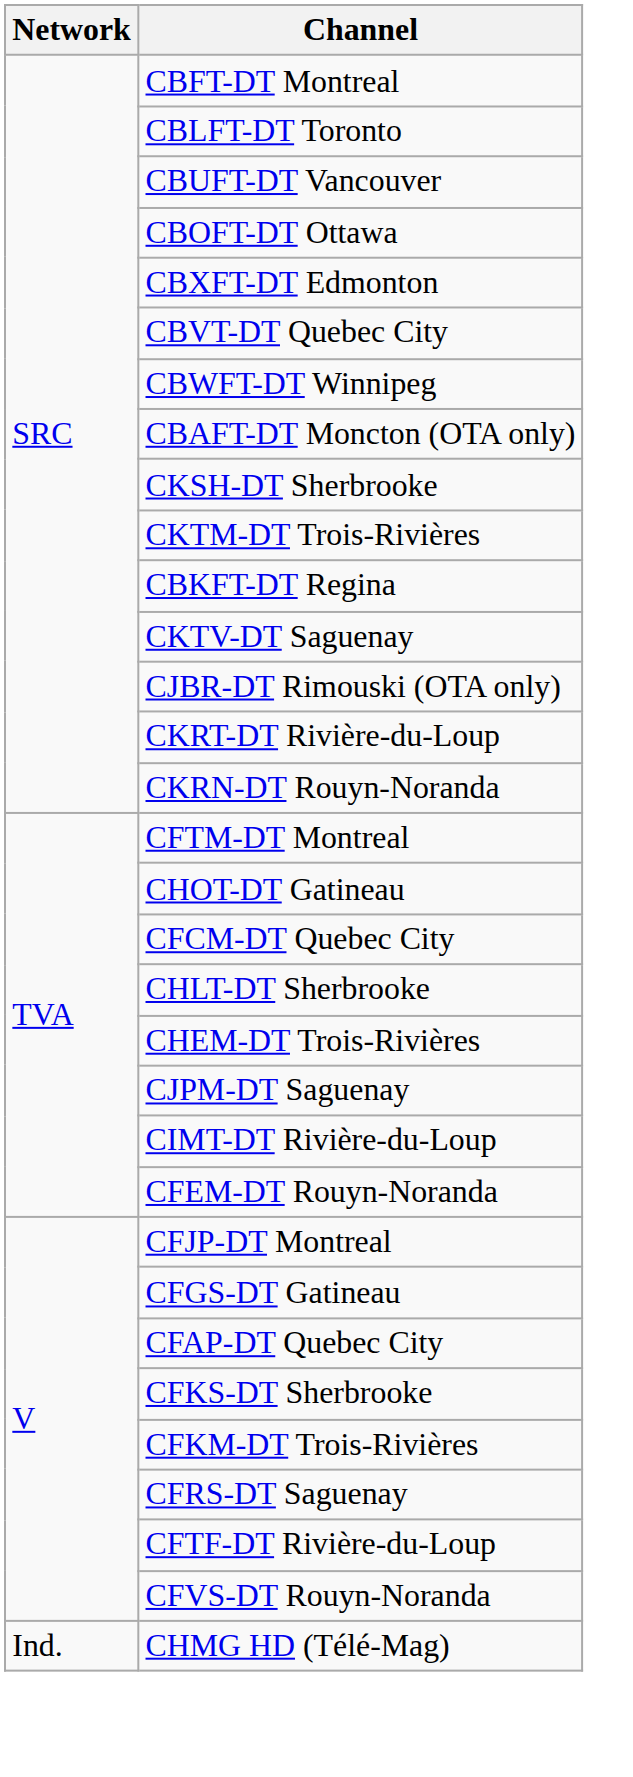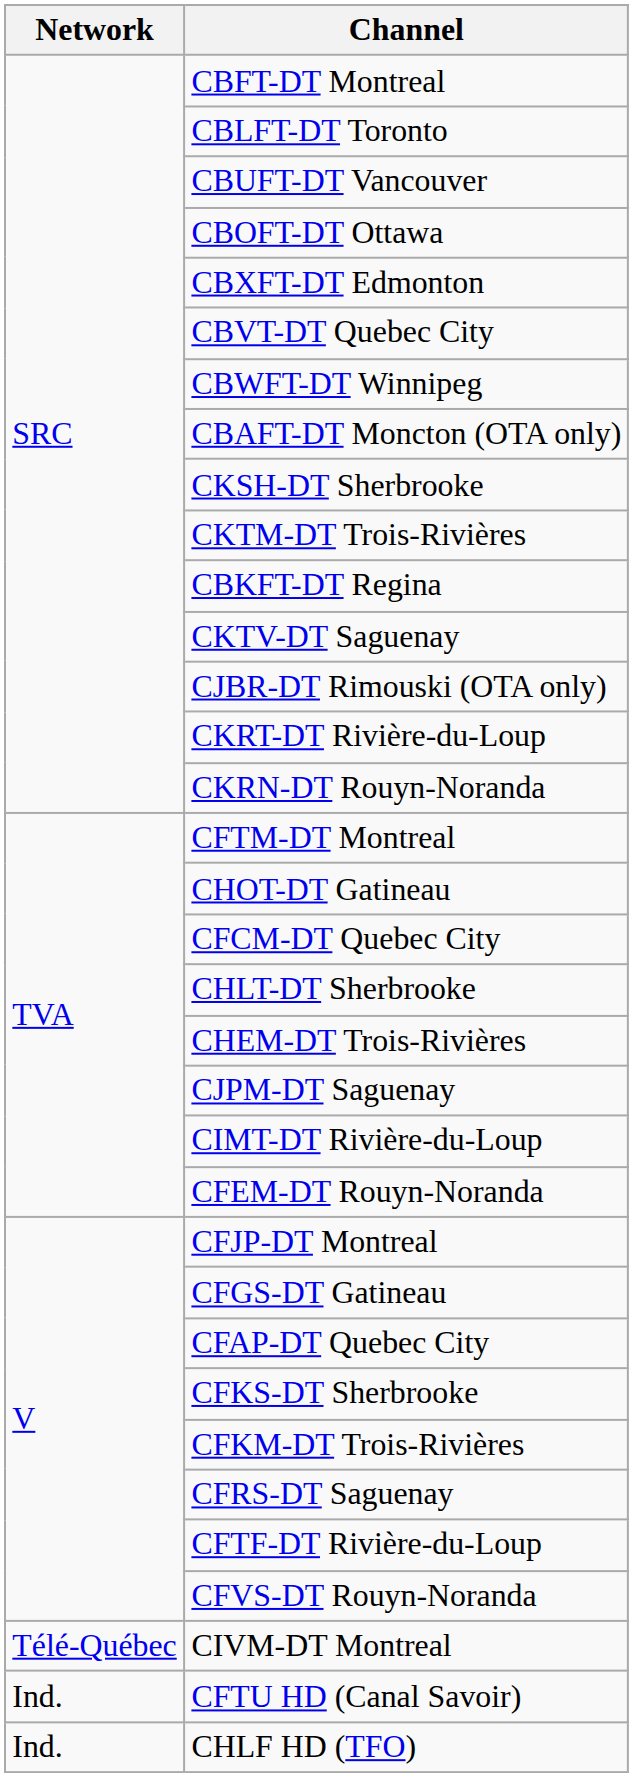+ row: (322, 1645)
+ row: (356, 1696)
+ row: (304, 1746)
- row: (298, 1645)
